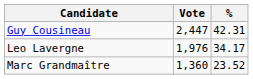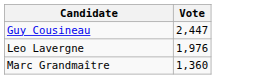- column: (229, 13)
